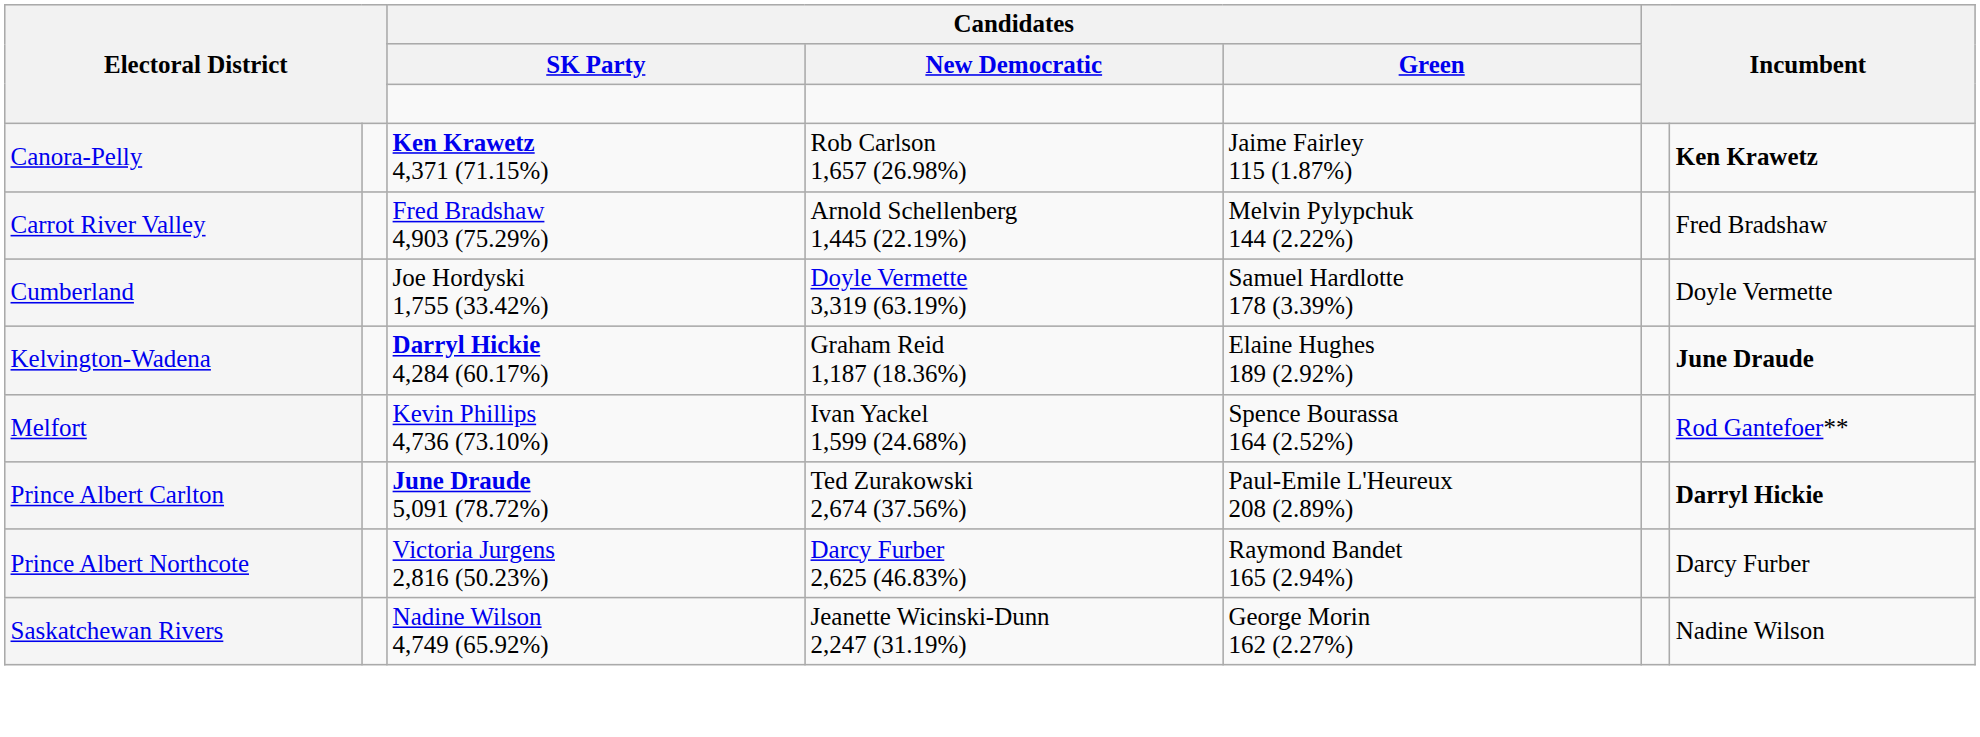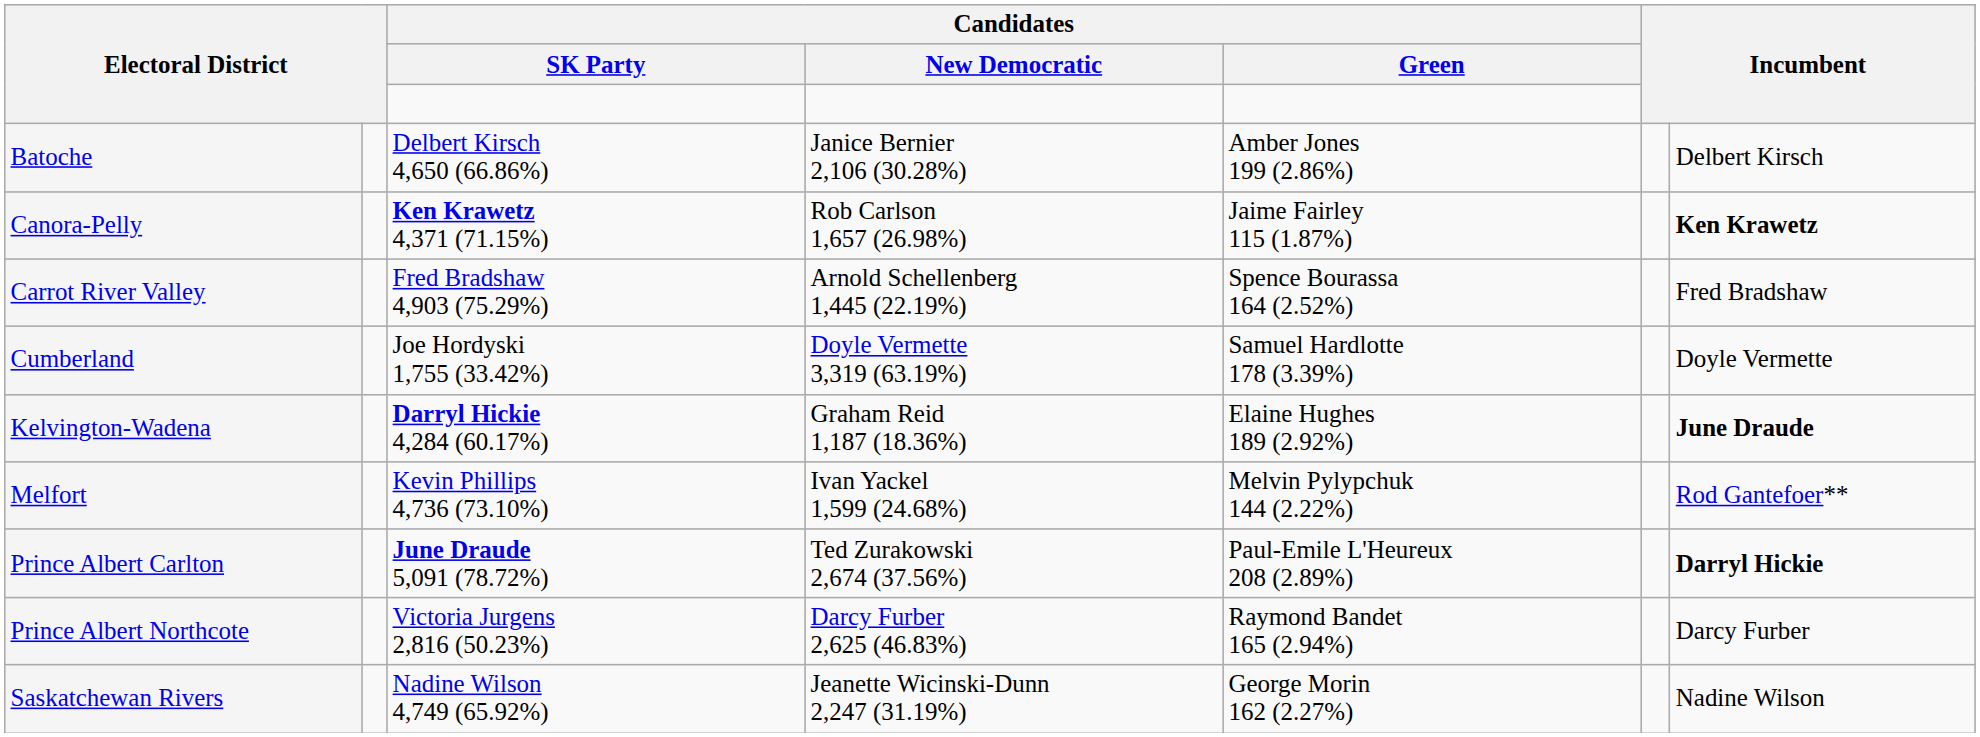+ row: (51, 157)
(1321, 224) Melvin Pylypchuk 144 (2.22%) -> (1313, 292) Spence Bourassa 164 (2.52%)
(1313, 427) Spence Bourassa 164 (2.52%) -> (1321, 495) Melvin Pylypchuk 144 (2.22%)
